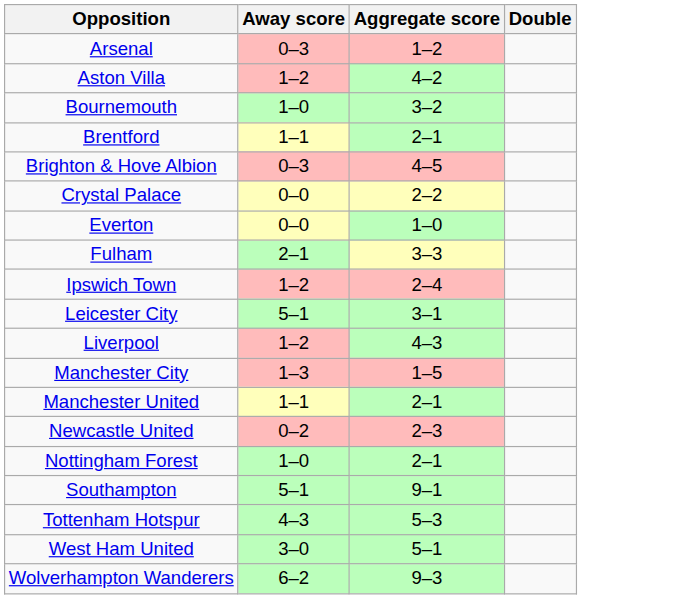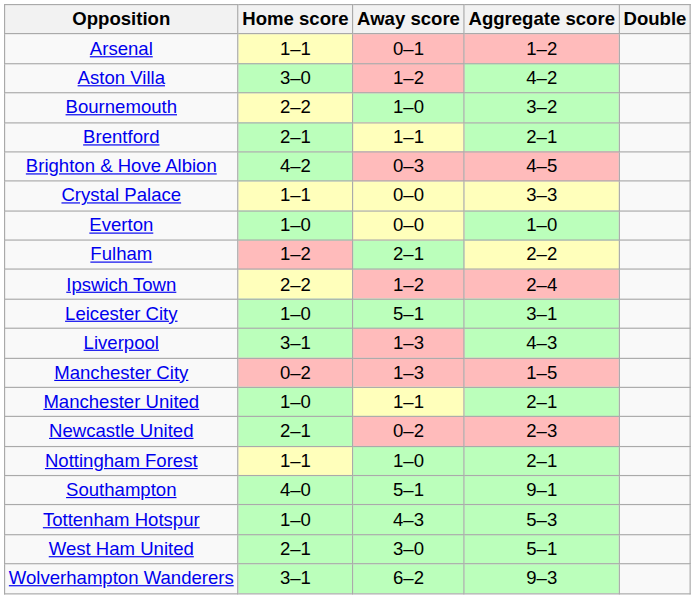+ column: (295, 19)
(294, 48) 0–3 -> (409, 48) 0–1
(427, 195) 2–2 -> (542, 195) 3–3
(427, 254) 3–3 -> (542, 254) 2–2
(294, 343) 1–2 -> (409, 343) 1–3
